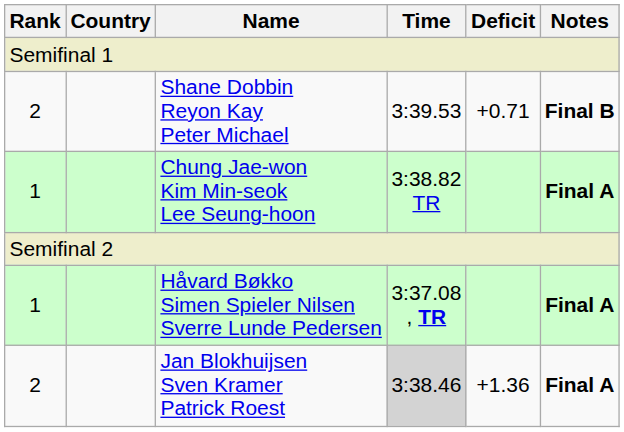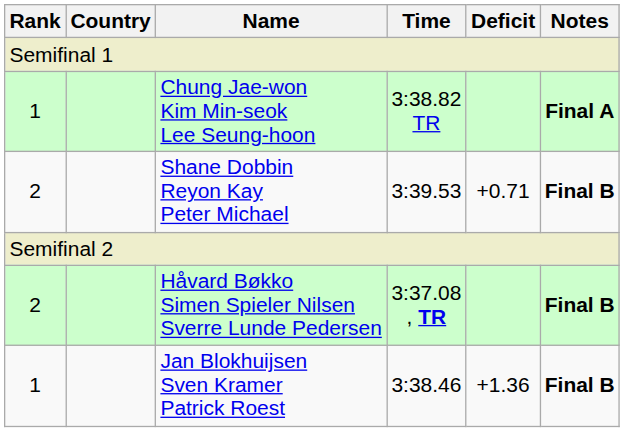rows swapped: (238, 191) <-> (227, 111)
(35, 305) 1 -> (35, 305) 2
(580, 305) Final A -> (580, 305) Final B
(35, 385) 2 -> (35, 385) 1
(426, 385) lightgrey background -> (426, 385) no background
(580, 385) Final A -> (580, 385) Final B
